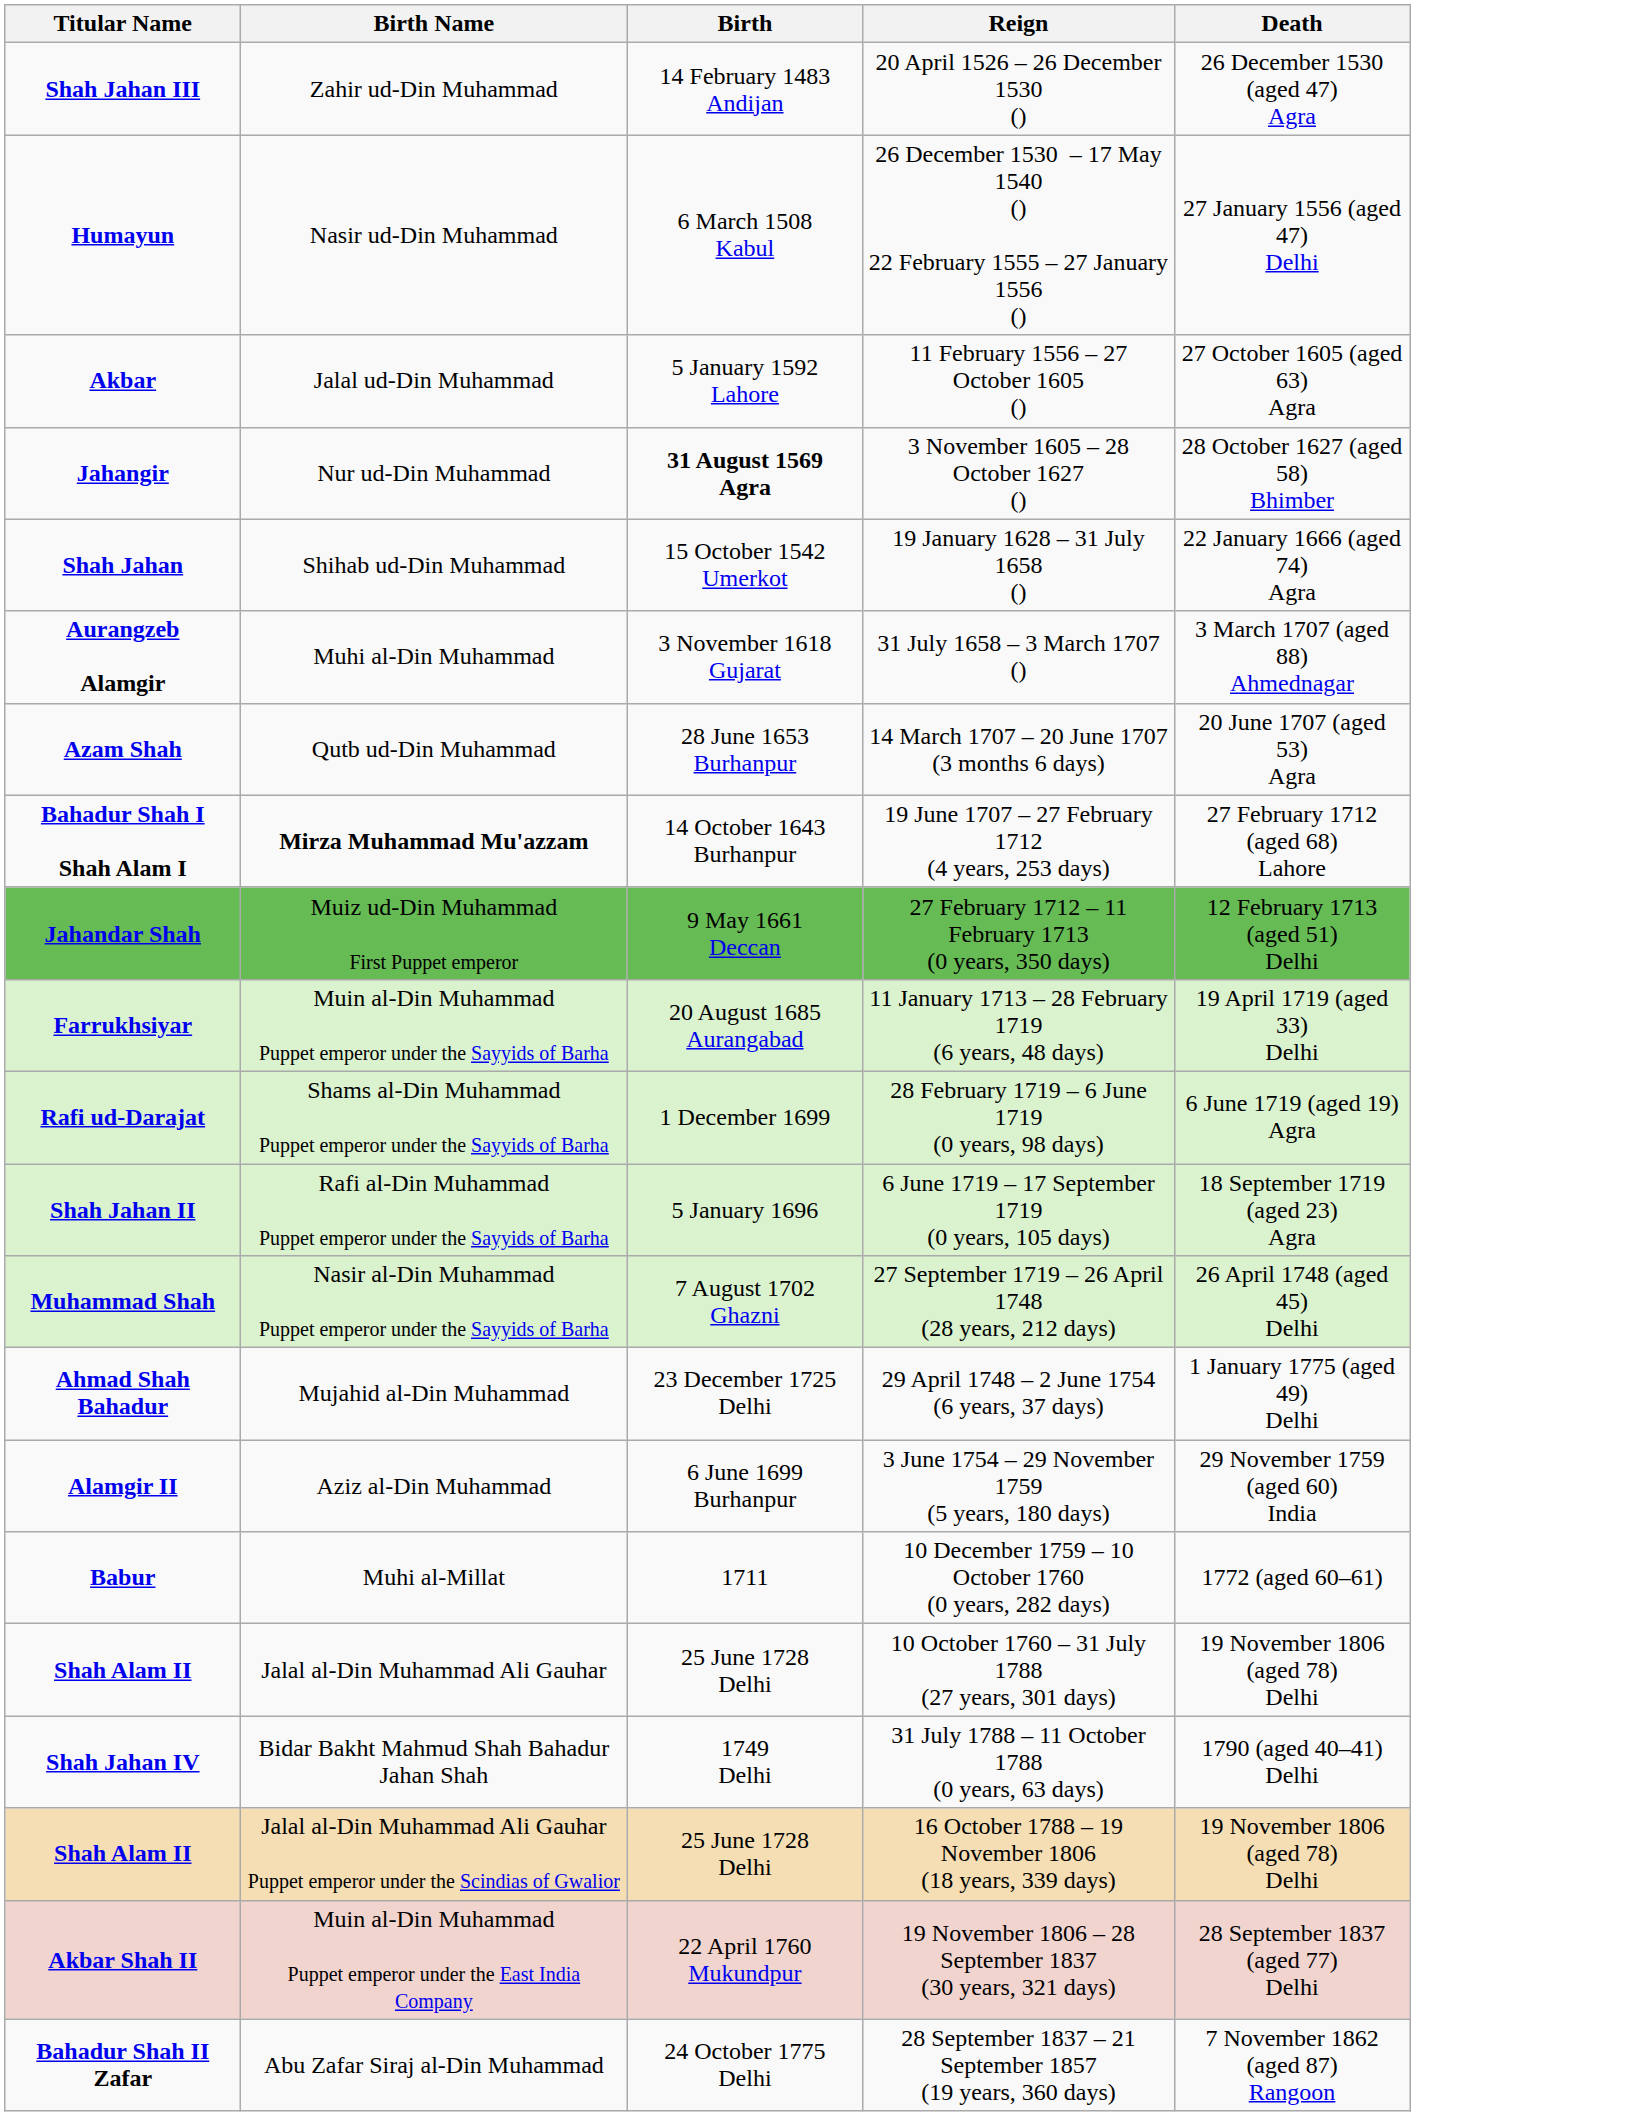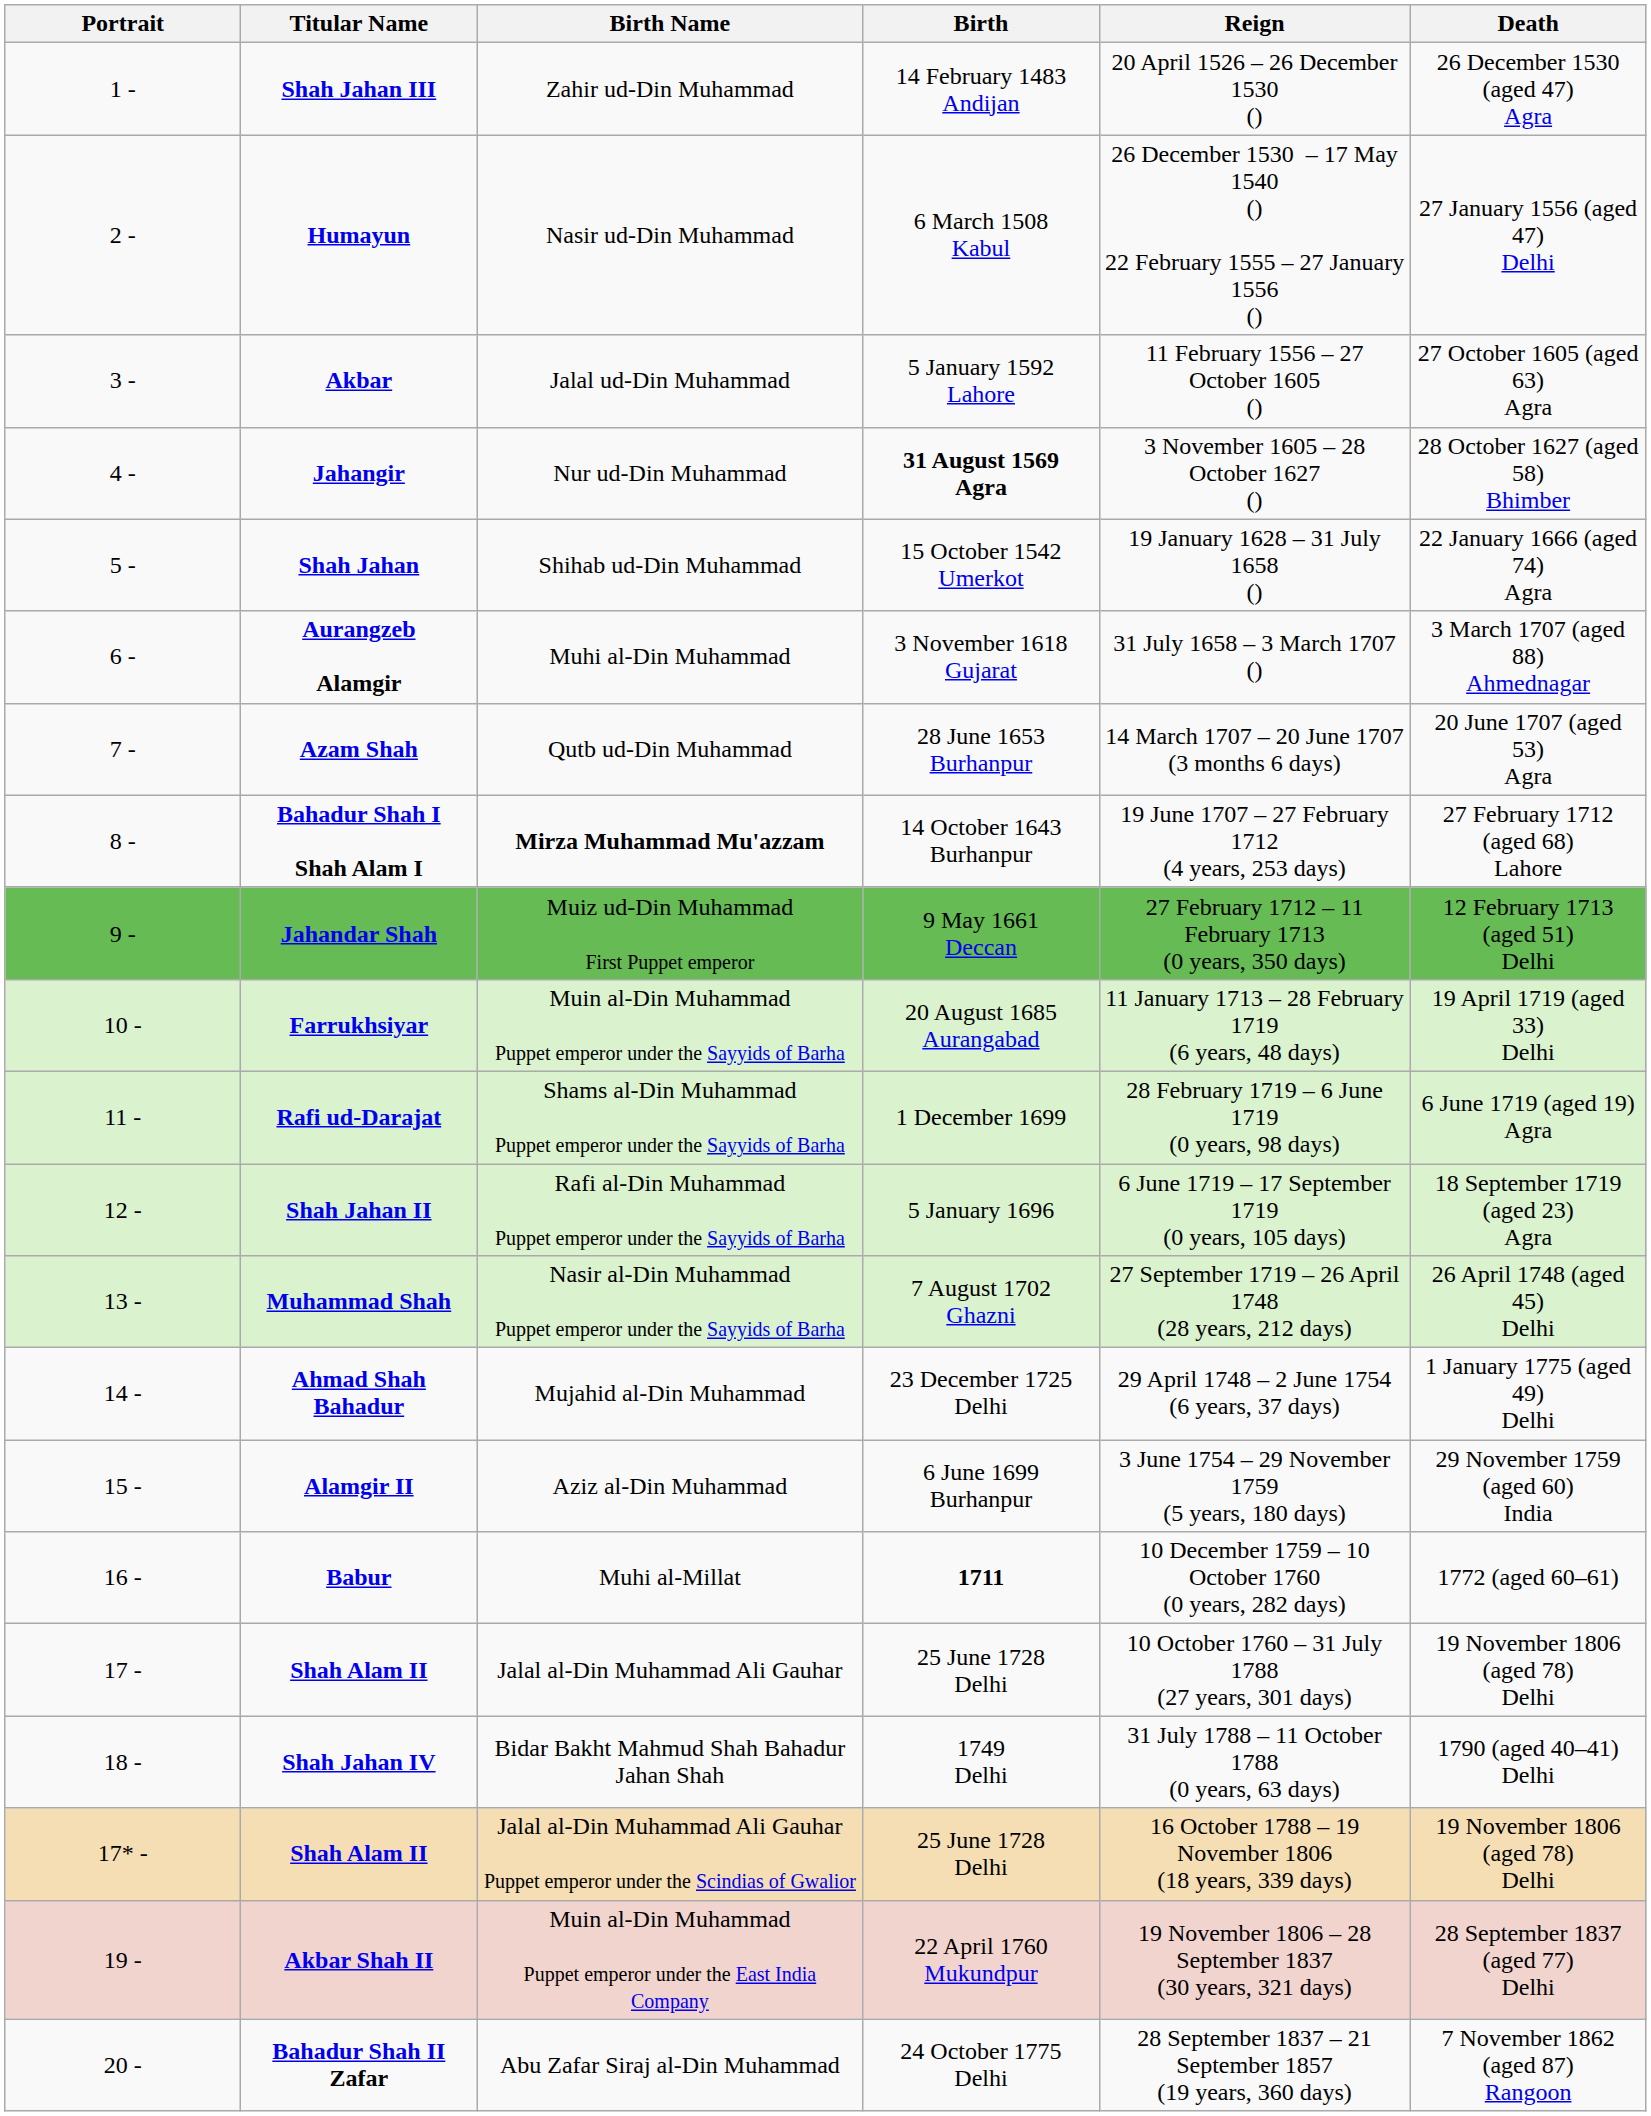+ column: (123, 23)
(745, 1577) normal -> (981, 1577) bold
